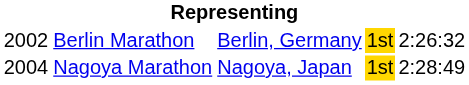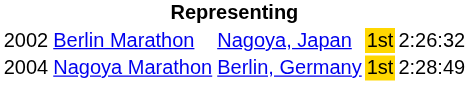(289, 40) Berlin, Germany -> (285, 40) Nagoya, Japan
(285, 67) Nagoya, Japan -> (289, 67) Berlin, Germany
